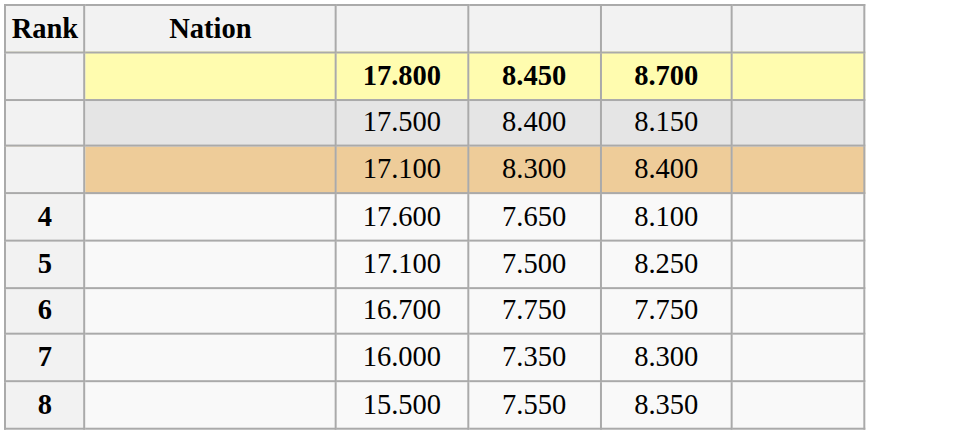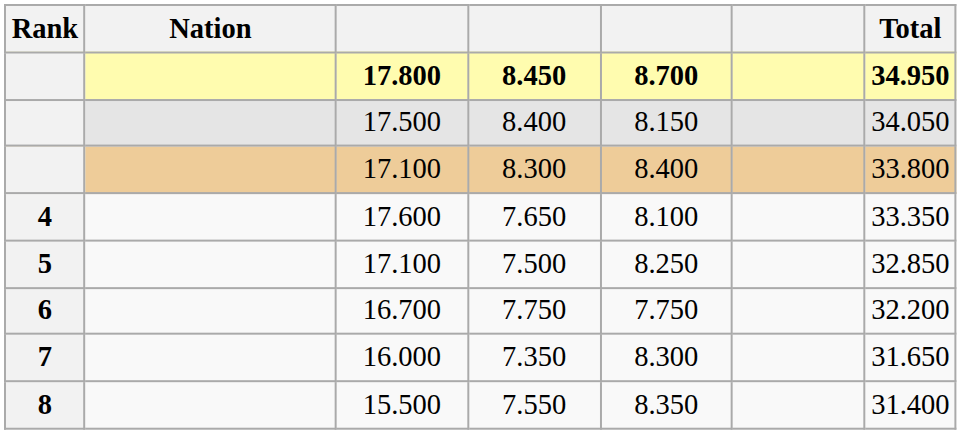+ column: (910, 28)
